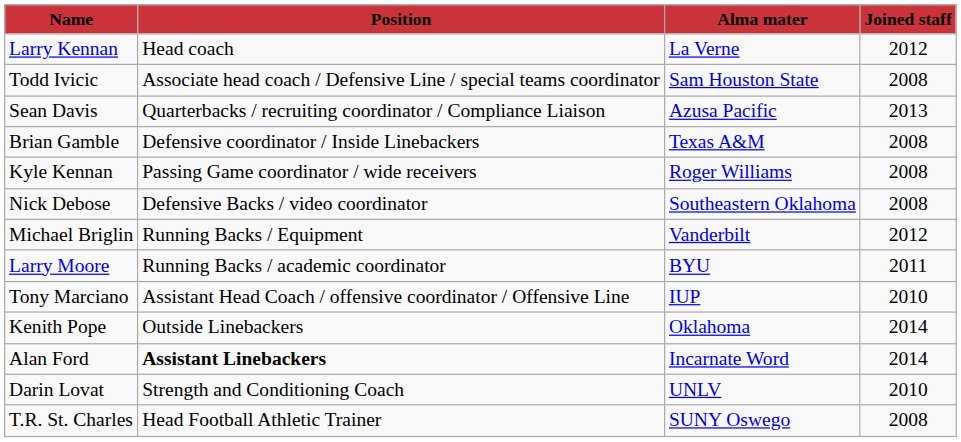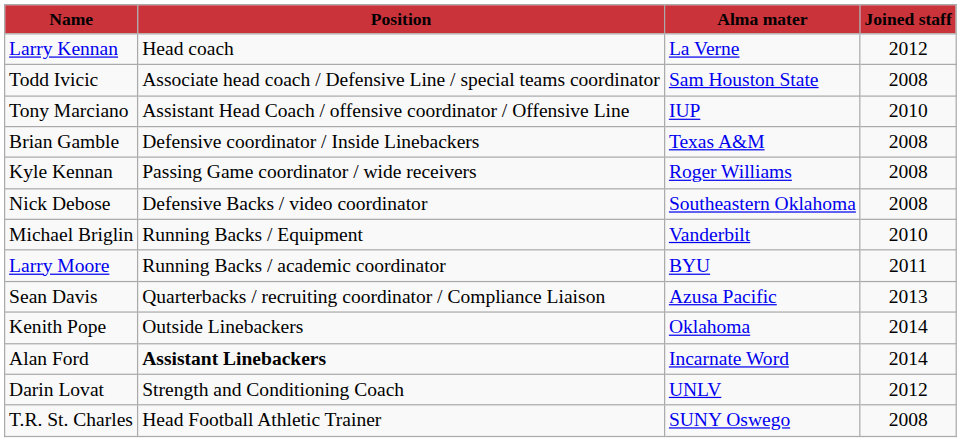rows swapped: (69, 296) <-> (53, 110)
(908, 234) 2012 -> (908, 234) 2010
(908, 389) 2010 -> (908, 389) 2012
